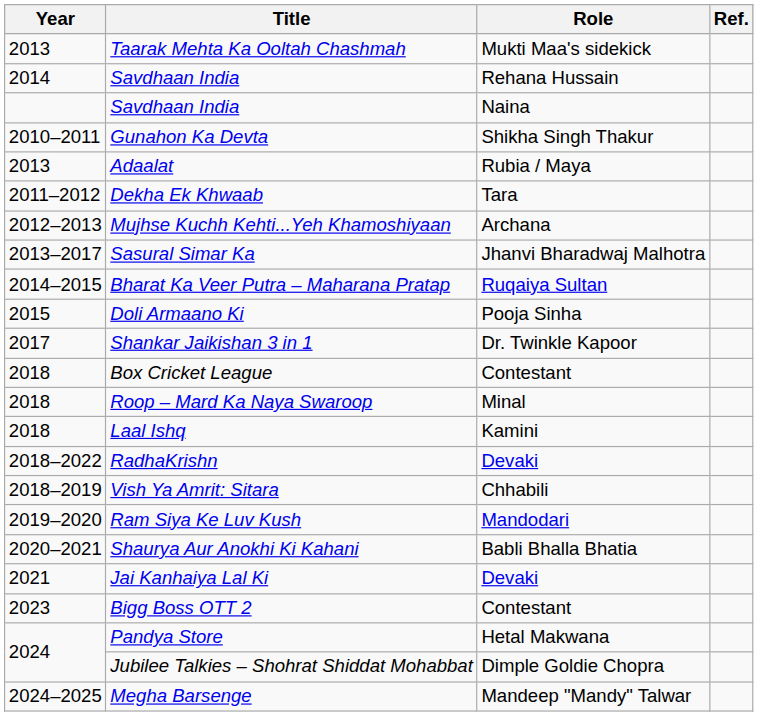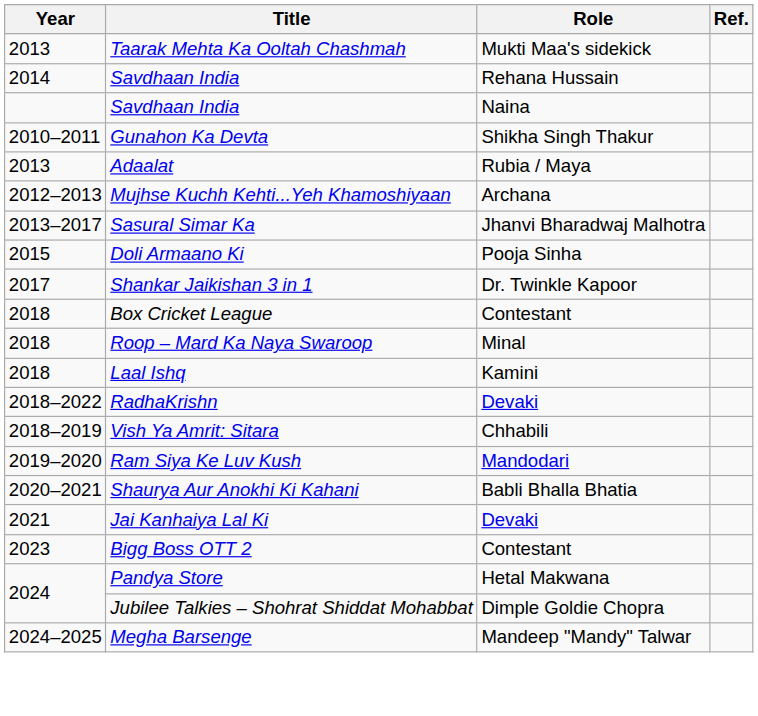- row: (187, 195)
- row: (280, 284)
